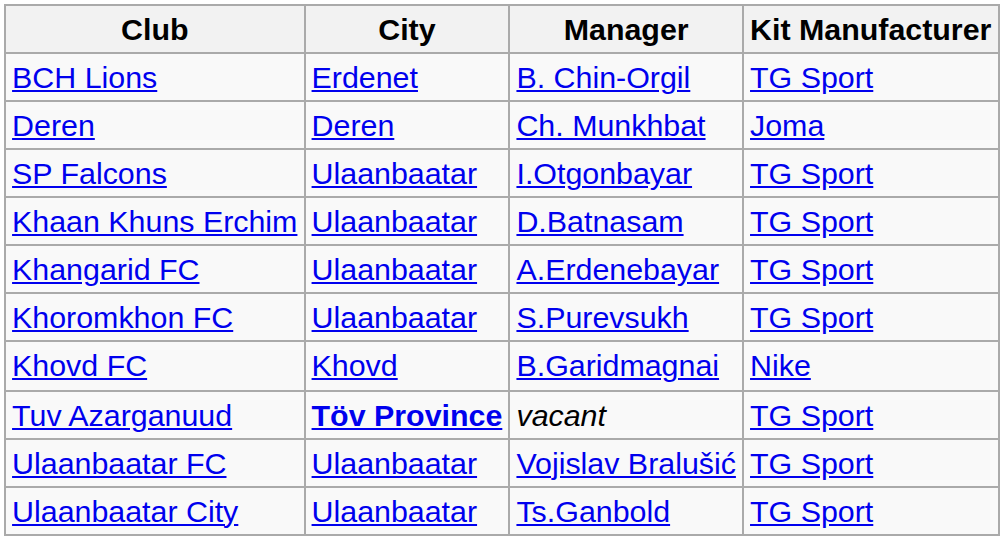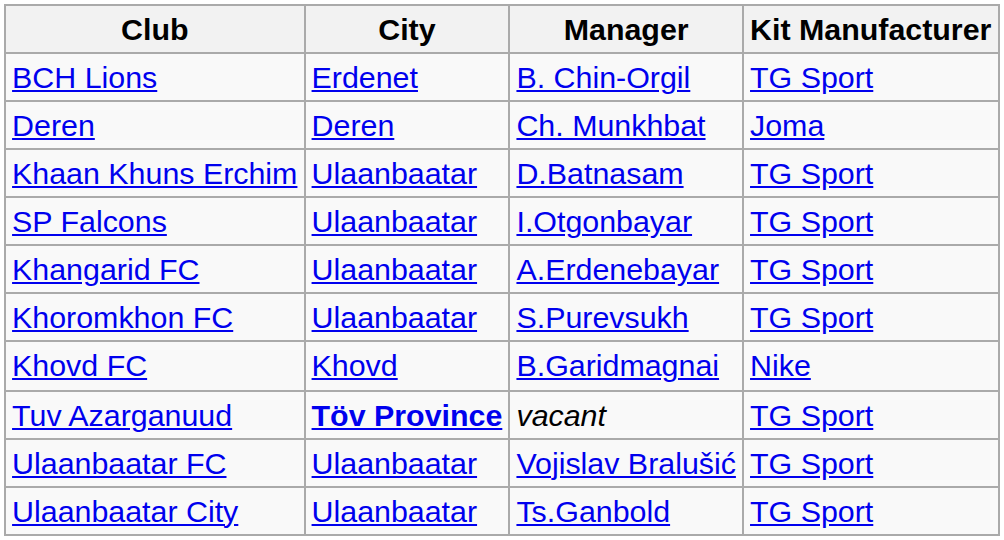rows swapped: (89, 174) <-> (155, 222)
